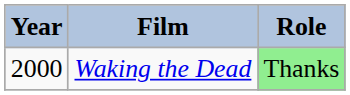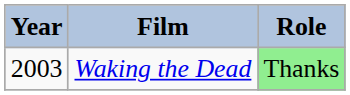(37, 68) 2000 -> (37, 68) 2003
